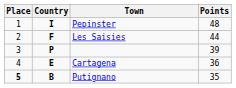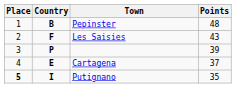(51, 24) I -> (51, 24) B
(215, 37) 44 -> (215, 37) 43
(215, 63) 36 -> (215, 63) 37
(51, 77) B -> (51, 77) I
